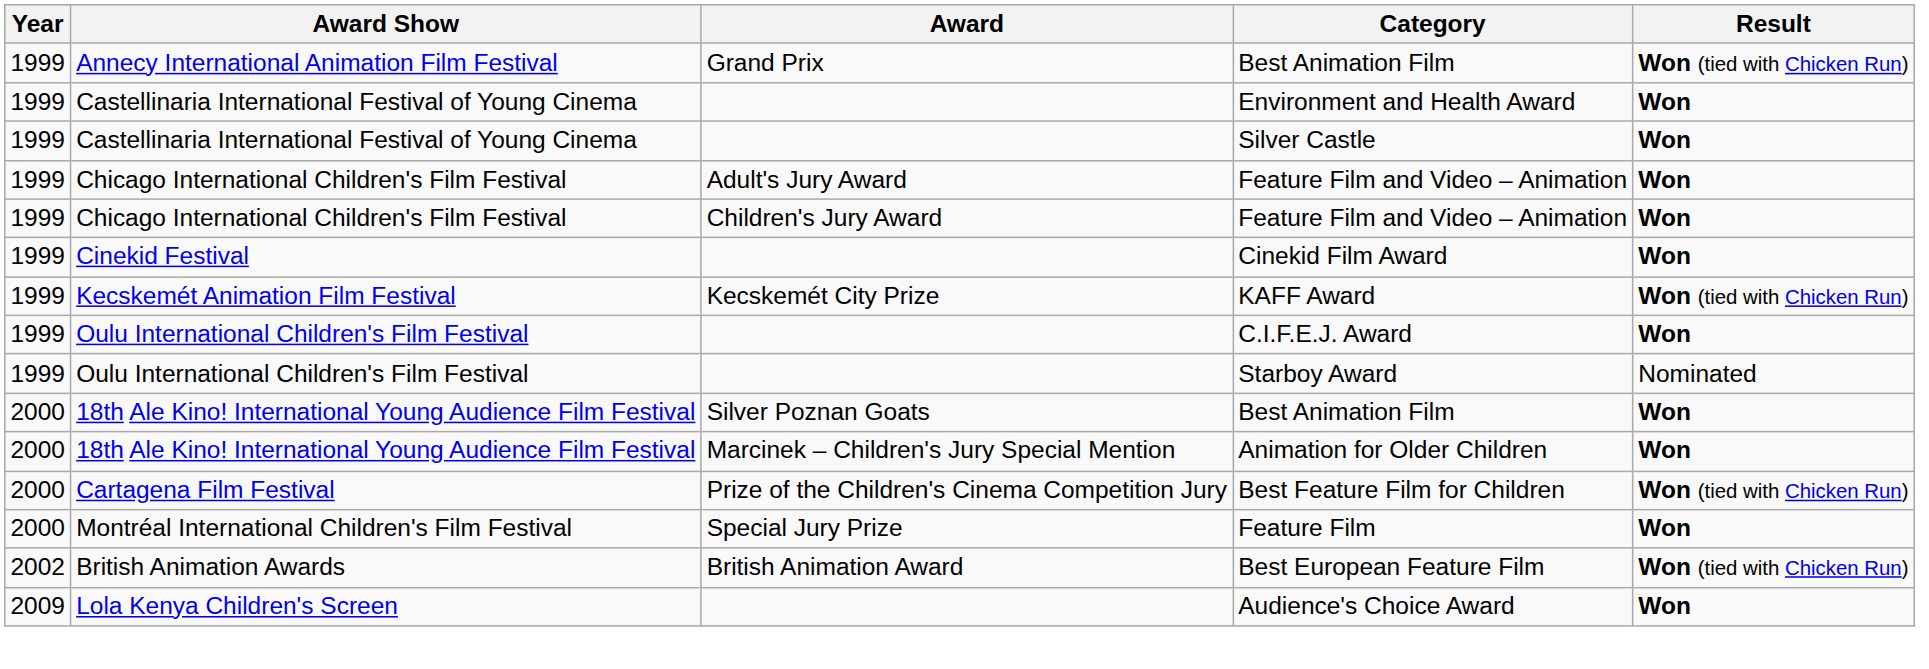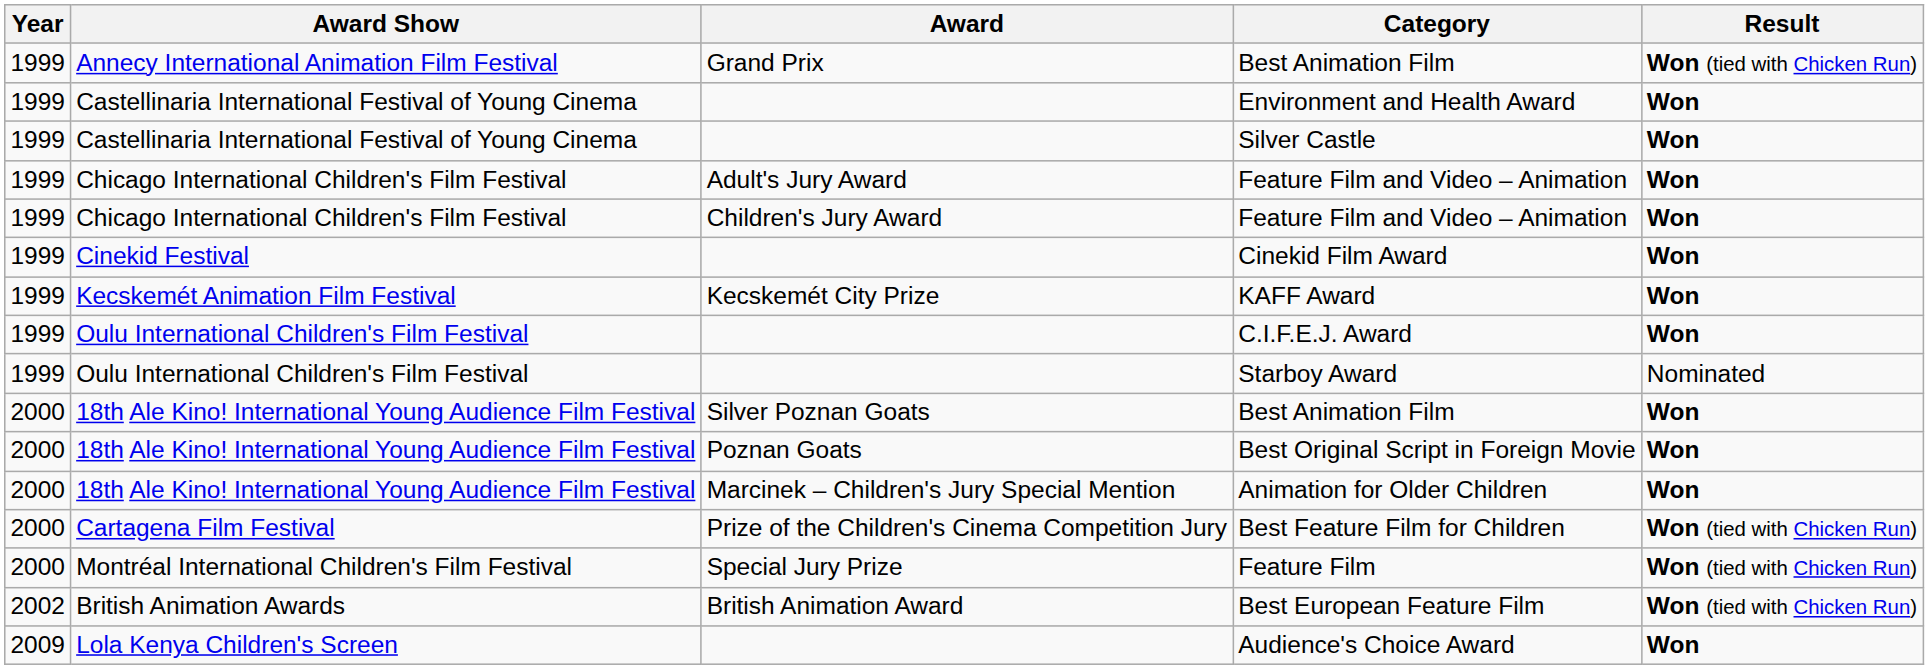(1773, 295) Won (tied with Chicken Run) -> (1673, 295) Won
+ row: (784, 450)
(1665, 528) Won -> (1782, 567) Won (tied with Chicken Run)
